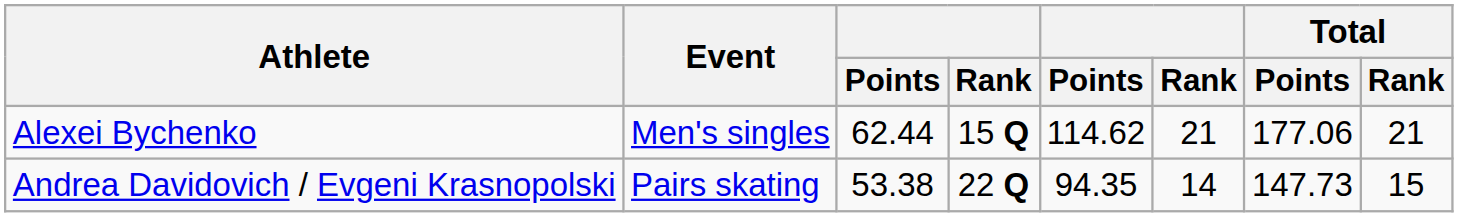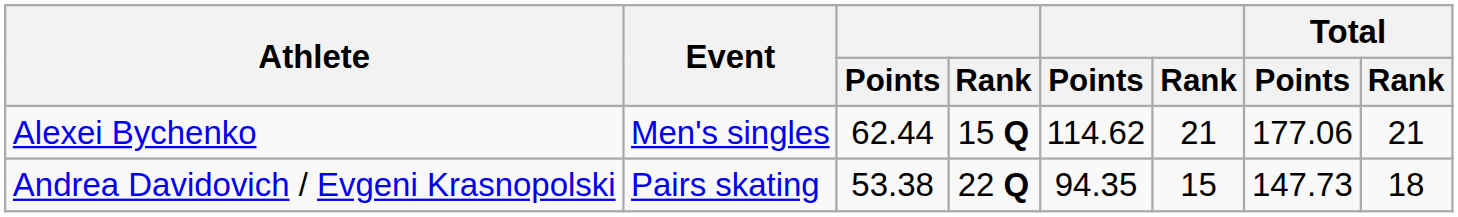(1199, 185) 14 -> (1199, 185) 15
(1406, 185) 15 -> (1406, 185) 18
